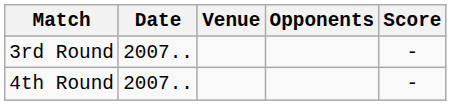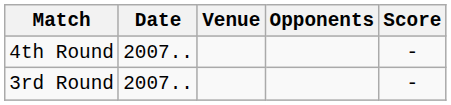rows swapped: (62, 52) <-> (62, 84)
